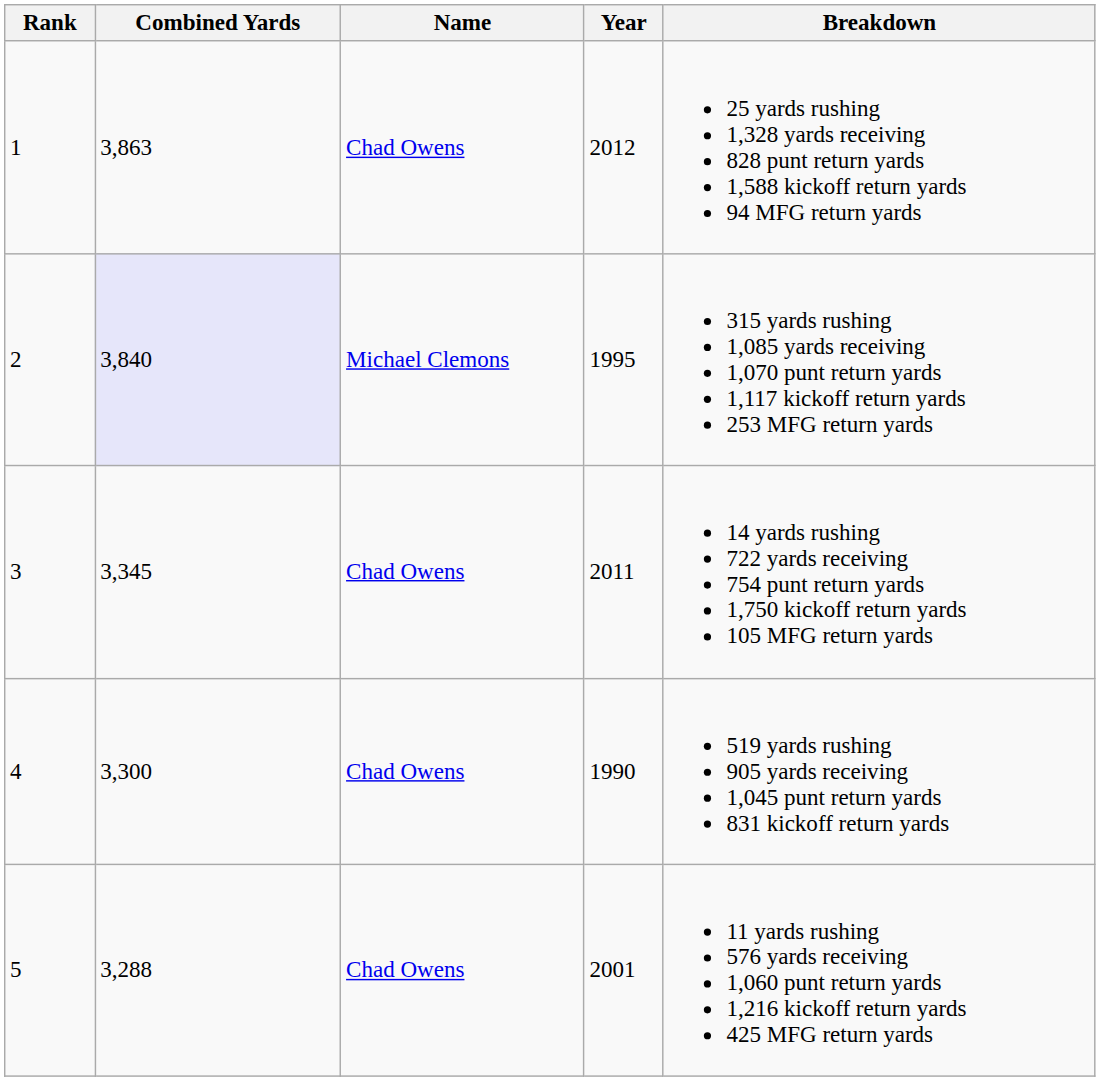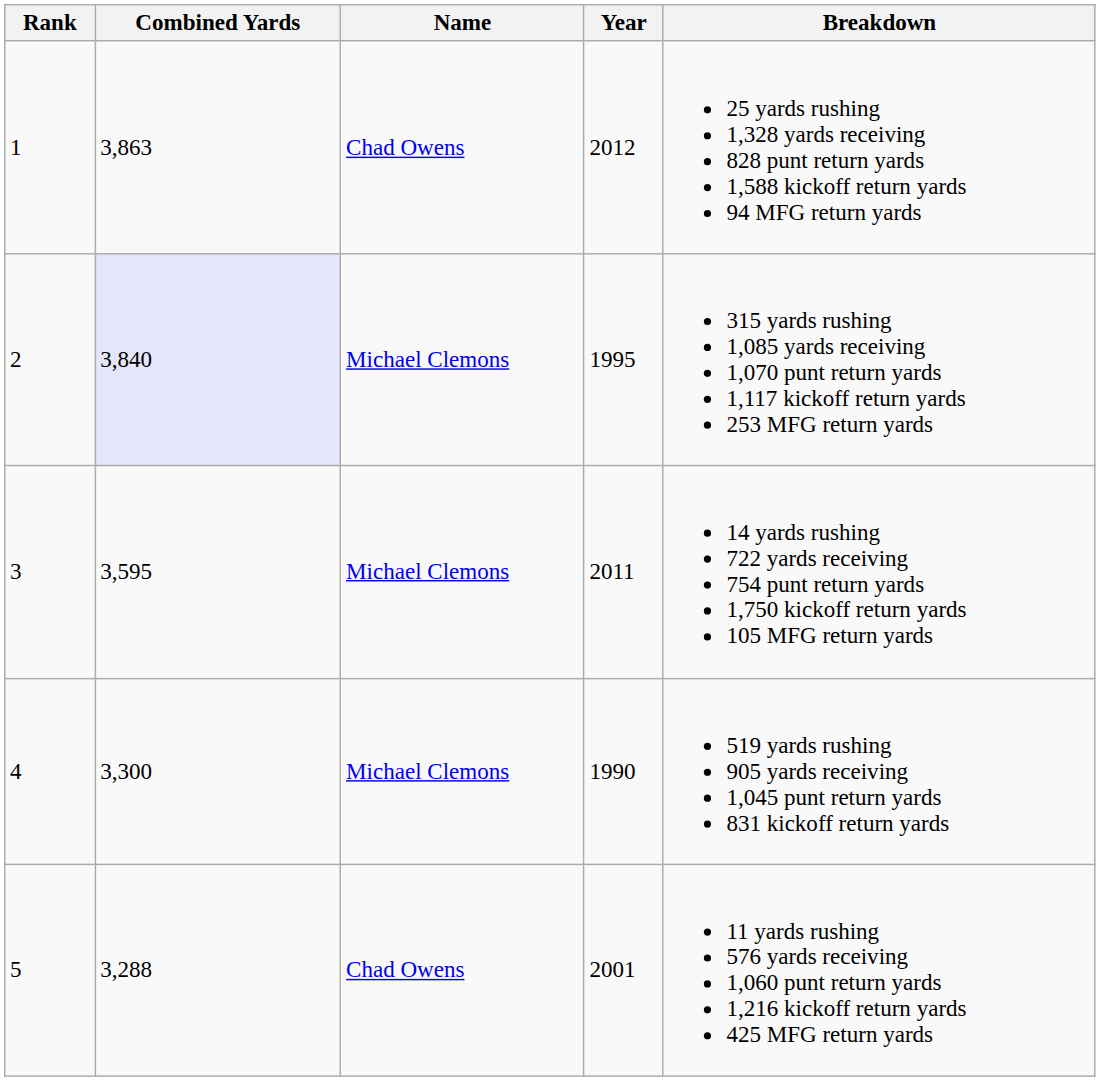(126, 571) 3,345 -> (126, 571) 3,595
(405, 571) Chad Owens -> (428, 571) Michael Clemons
(405, 770) Chad Owens -> (428, 770) Michael Clemons
